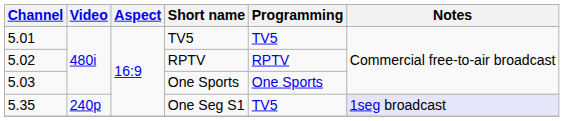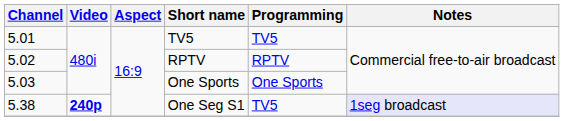(21, 104) 5.35 -> (21, 104) 5.38
(85, 104) normal -> (86, 104) bold
